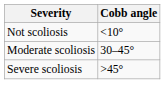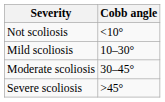+ row: (40, 50)
